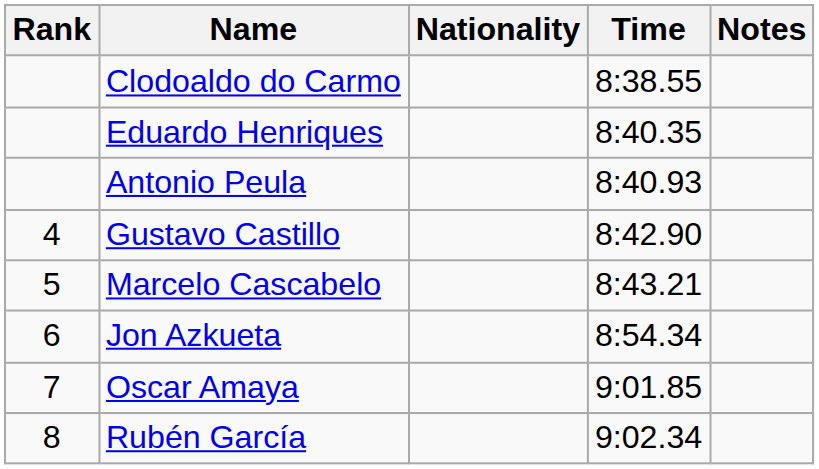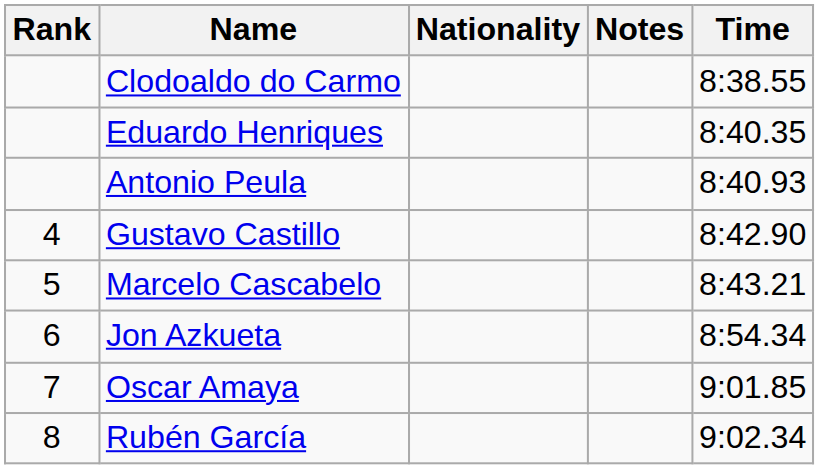columns swapped: (649, 30) <-> (762, 30)
